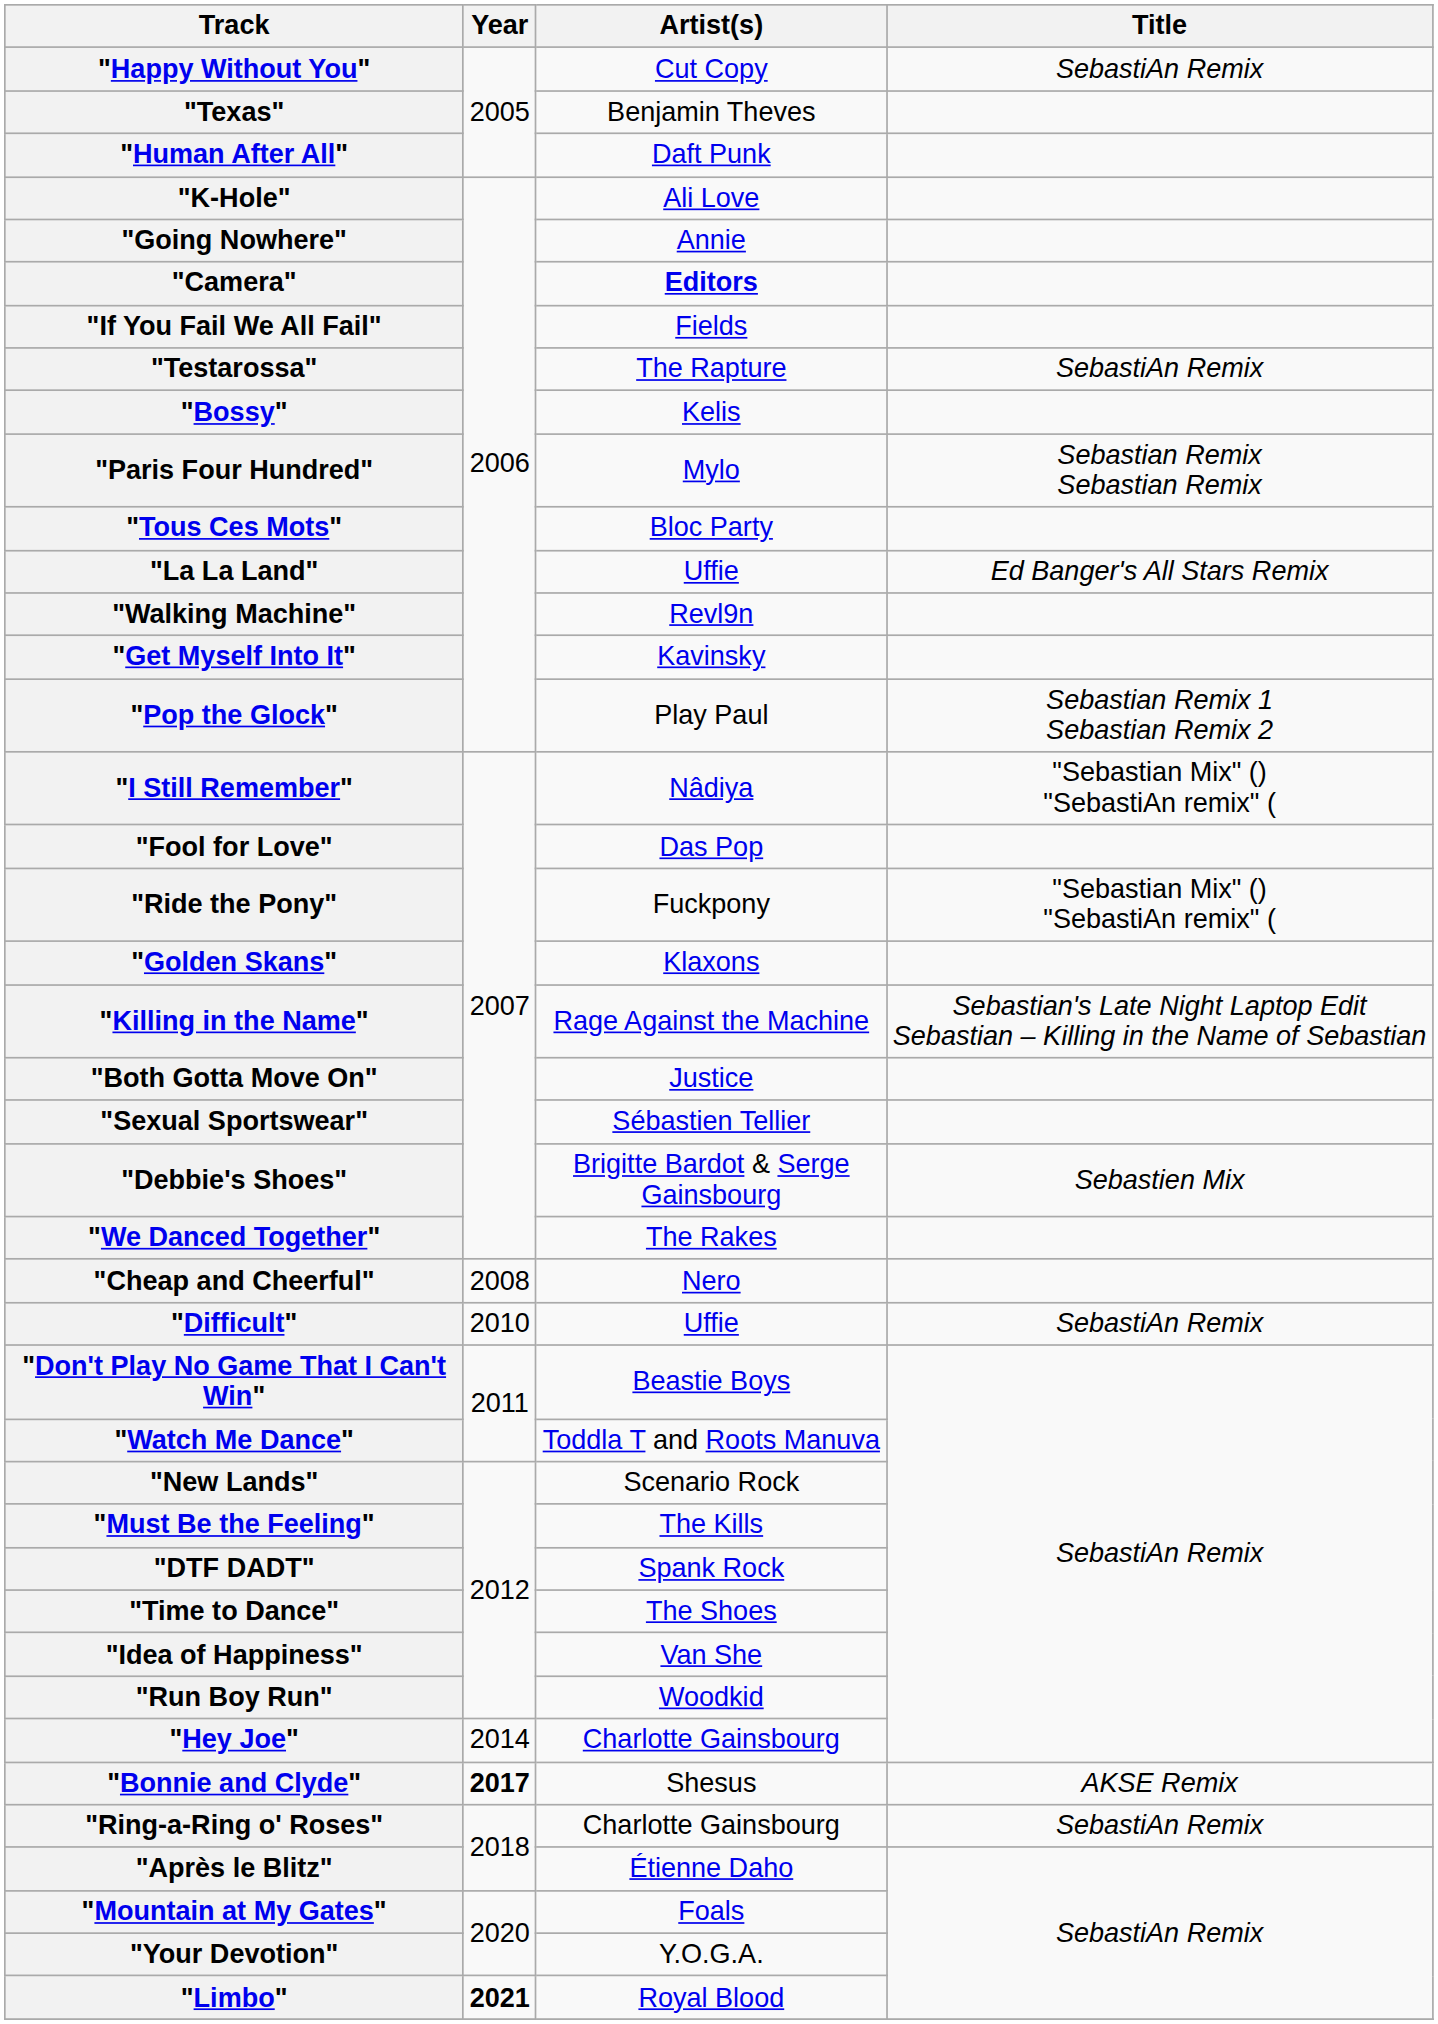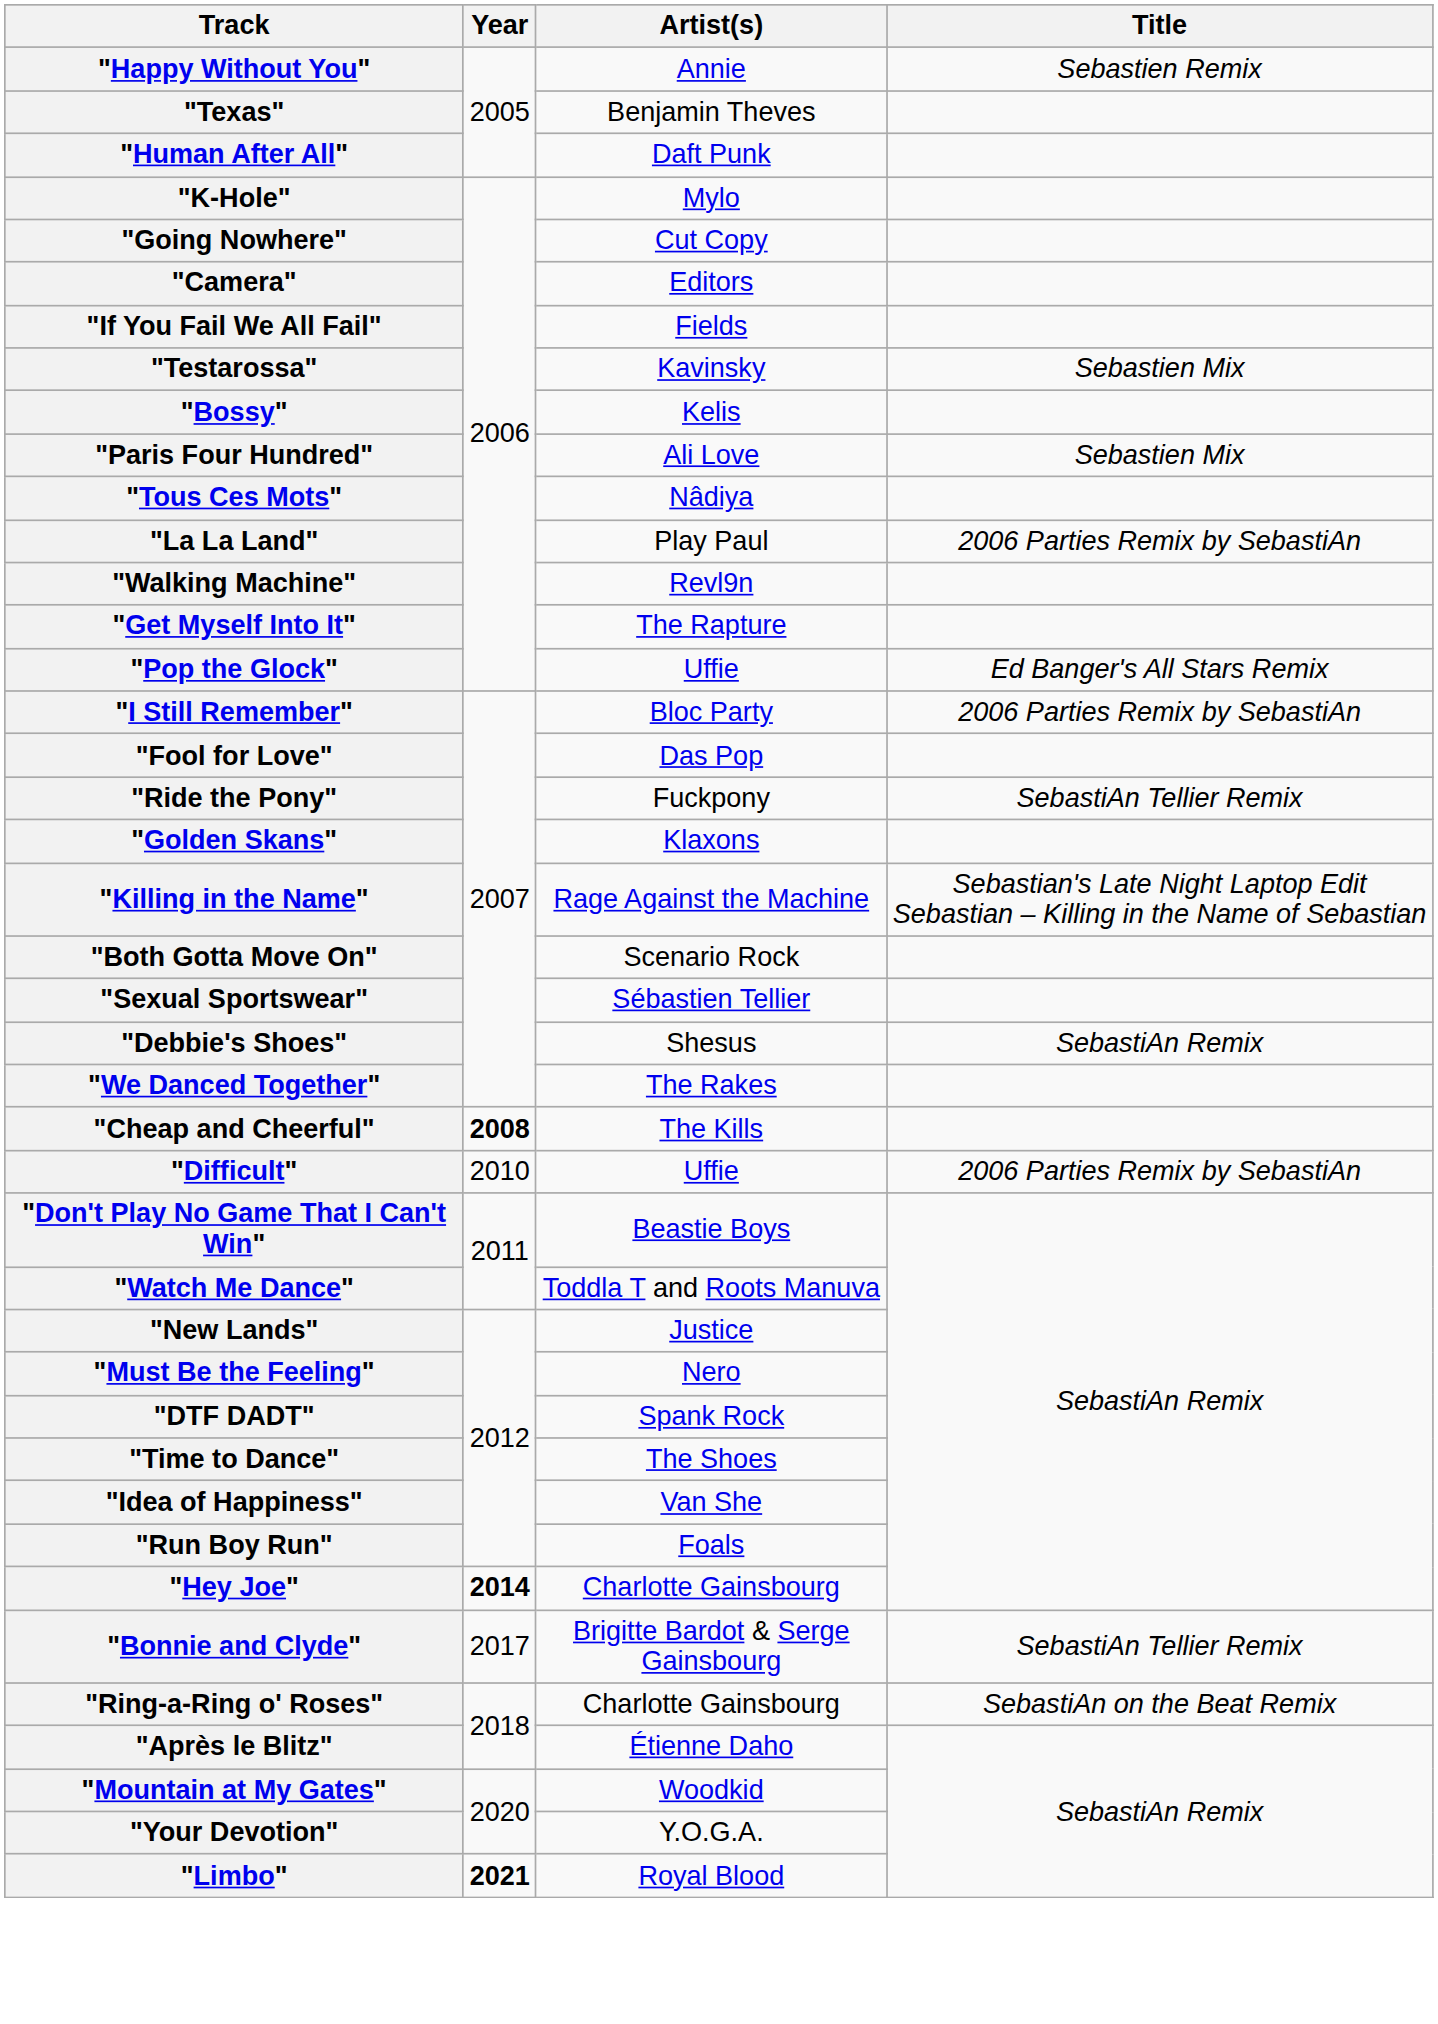(711, 68) Cut Copy -> (711, 68) Annie
(1160, 68) SebastiAn Remix -> (1160, 68) Sebastien Remix
(711, 197) Ali Love -> (711, 197) Mylo
(711, 240) Annie -> (711, 240) Cut Copy
(711, 283) bold -> (711, 283) normal
(711, 369) The Rapture -> (711, 369) Kavinsky
(1160, 369) SebastiAn Remix -> (1160, 369) Sebastien Mix
(711, 469) Mylo -> (711, 454) Ali Love
(1160, 469) Sebastian Remix Sebastian Remix -> (1160, 454) Sebastien Mix
(711, 528) Bloc Party -> (711, 497) Nâdiya
(711, 570) Uffie -> (711, 540) Play Paul
(1160, 570) Ed Banger's All Stars Remix -> (1160, 540) 2006 Parties Remix by SebastiAn
(711, 656) Kavinsky -> (711, 626) The Rapture
(711, 714) Play Paul -> (711, 669) Uffie
(1160, 714) Sebastian Remix 1 Sebastian Remix 2 -> (1160, 669) Ed Banger's All Stars Remix
(711, 788) Nâdiya -> (711, 712) Bloc Party
(1160, 788) "Sebastian Mix" () "SebastiAn remix" ( -> (1160, 712) 2006 Parties Remix by SebastiAn
(1160, 904) "Sebastian Mix" () "SebastiAn remix" ( -> (1160, 797) SebastiAn Tellier Remix
(711, 1078) Justice -> (711, 956) Scenario Rock
(711, 1179) Brigitte Bardot & Serge Gainsbourg -> (711, 1042) Shesus
(1160, 1179) Sebastien Mix -> (1160, 1042) SebastiAn Remix
(500, 1280) normal -> (500, 1128) bold
(711, 1280) Nero -> (711, 1128) The Kills
(1160, 1323) SebastiAn Remix -> (1160, 1171) 2006 Parties Remix by SebastiAn
(711, 1482) Scenario Rock -> (711, 1330) Justice
(711, 1525) The Kills -> (711, 1373) Nero
(711, 1696) Woodkid -> (711, 1544) Foals
(500, 1739) normal -> (500, 1587) bold
(500, 1782) bold -> (500, 1645) normal
(711, 1782) Shesus -> (711, 1645) Brigitte Bardot & Serge Gainsbourg
(1160, 1782) AKSE Remix -> (1160, 1645) SebastiAn Tellier Remix
(1160, 1825) SebastiAn Remix -> (1160, 1703) SebastiAn on the Beat Remix
(711, 1911) Foals -> (711, 1789) Woodkid
